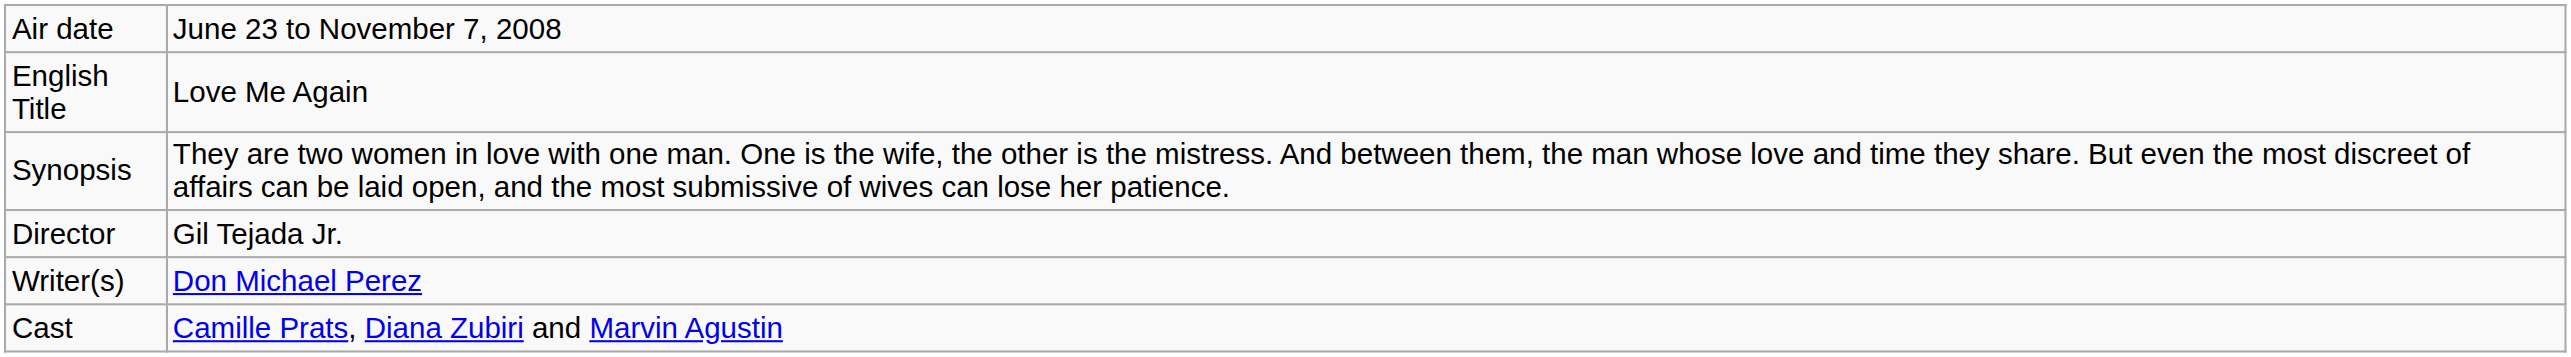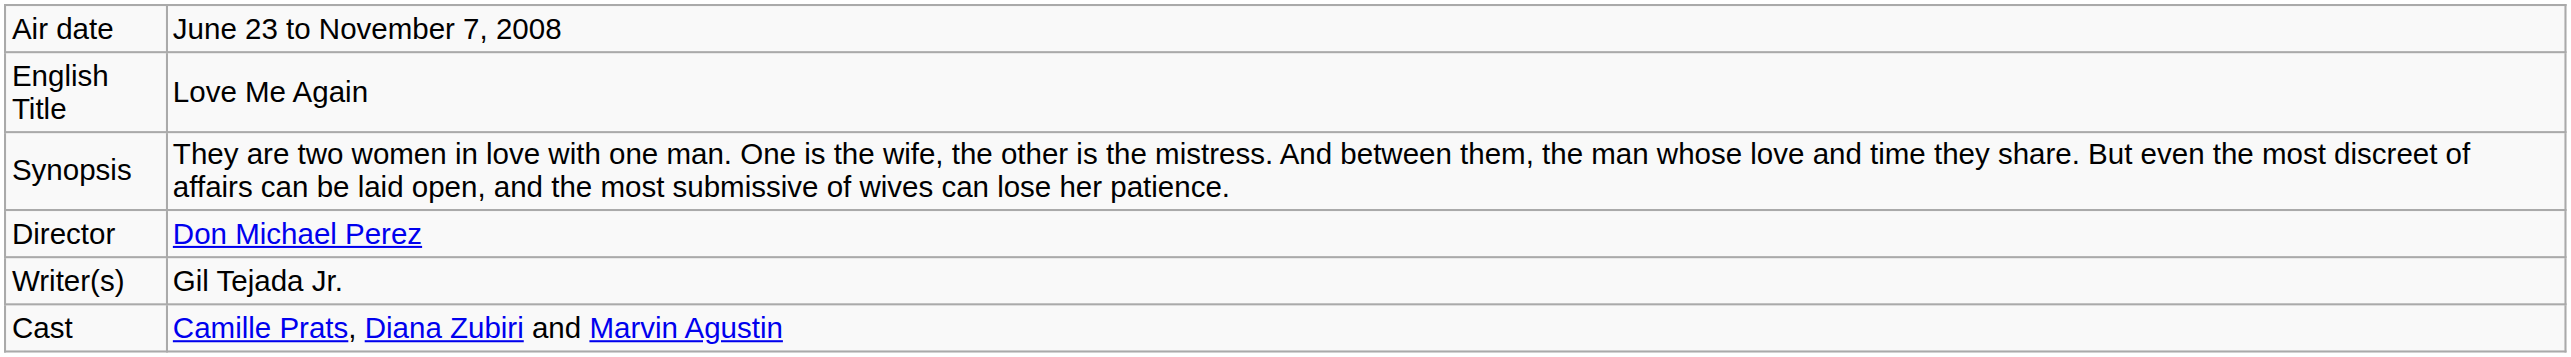(258, 234) Gil Tejada Jr. -> (297, 234) Don Michael Perez
(297, 281) Don Michael Perez -> (258, 281) Gil Tejada Jr.
